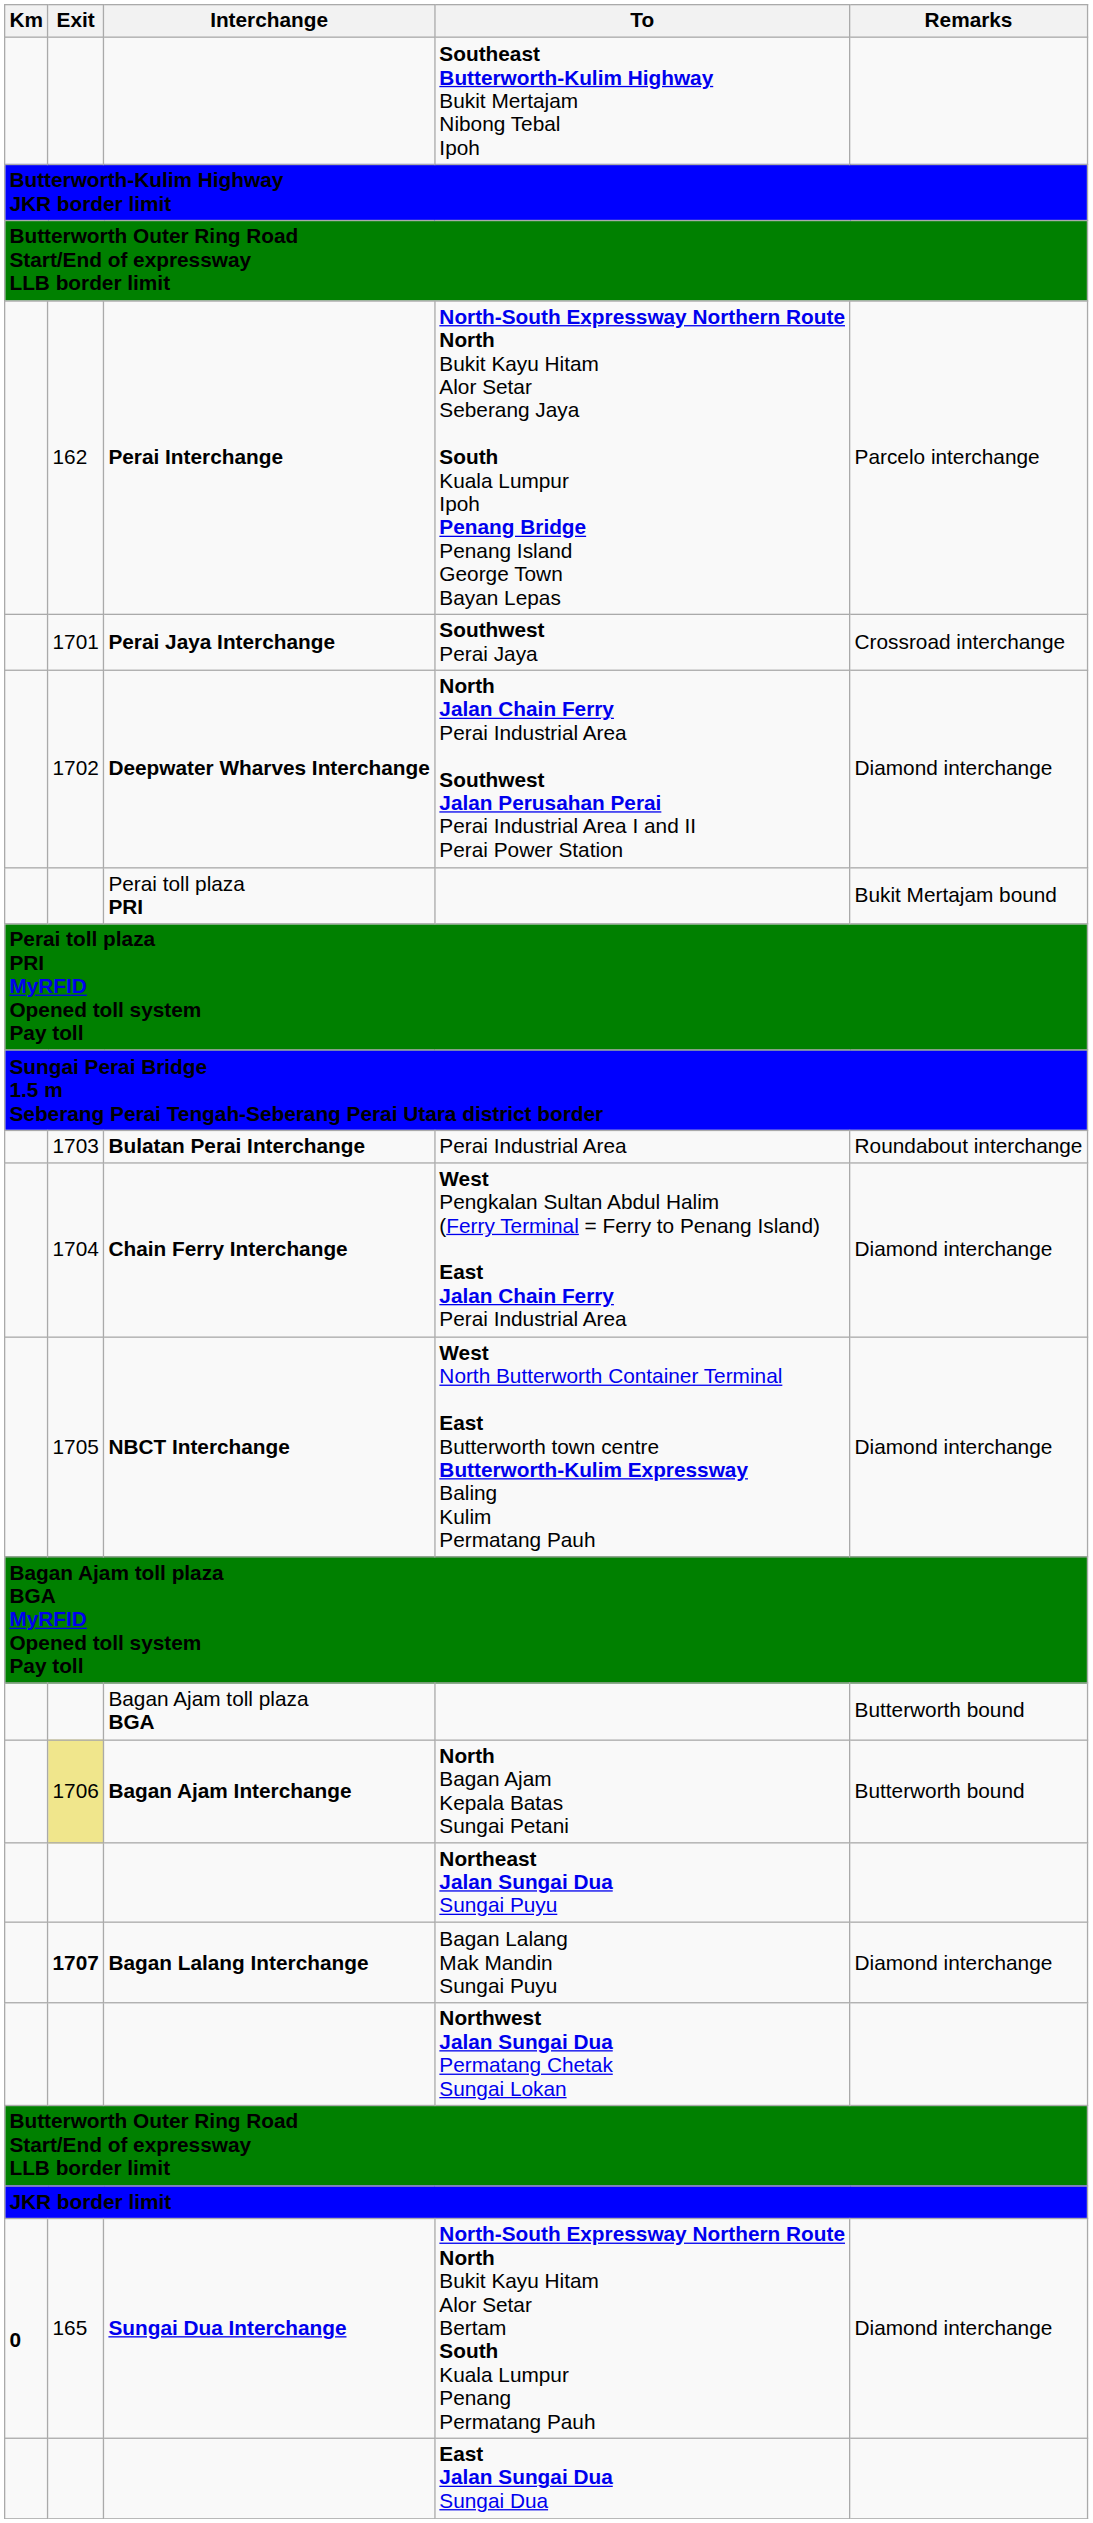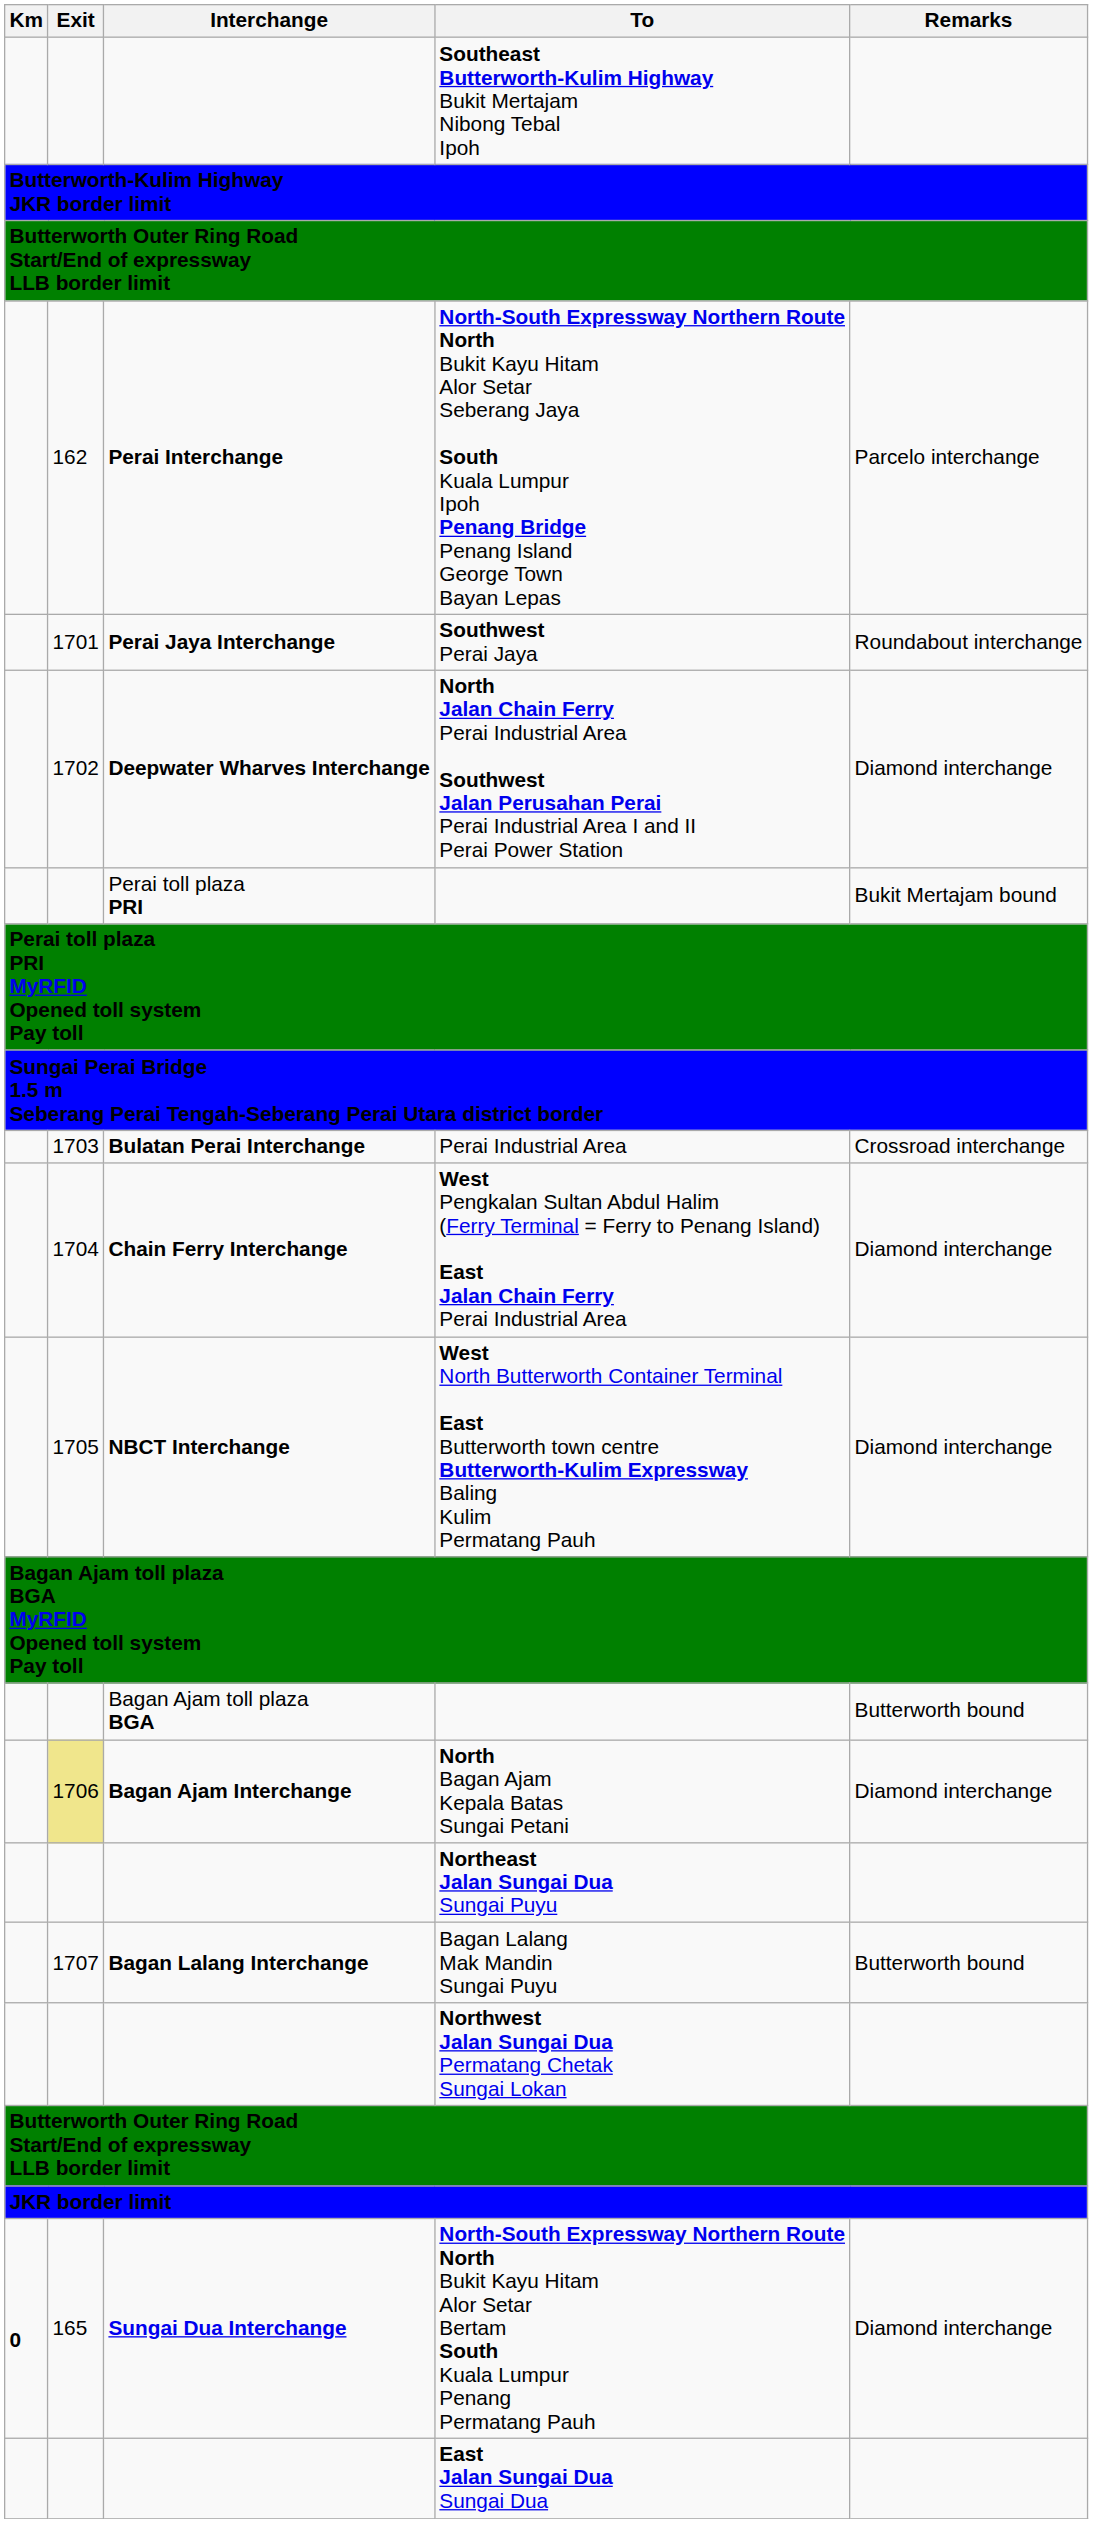(960, 642) Crossroad interchange -> (968, 642) Roundabout interchange
(968, 1146) Roundabout interchange -> (960, 1146) Crossroad interchange
(940, 1791) Butterworth bound -> (953, 1791) Diamond interchange
(76, 1962) bold -> (76, 1962) normal
(953, 1962) Diamond interchange -> (940, 1962) Butterworth bound
